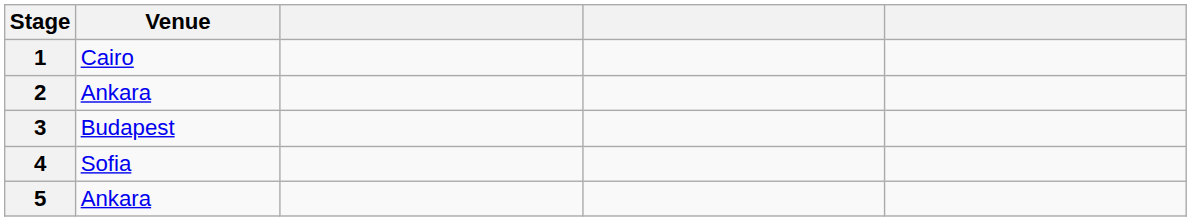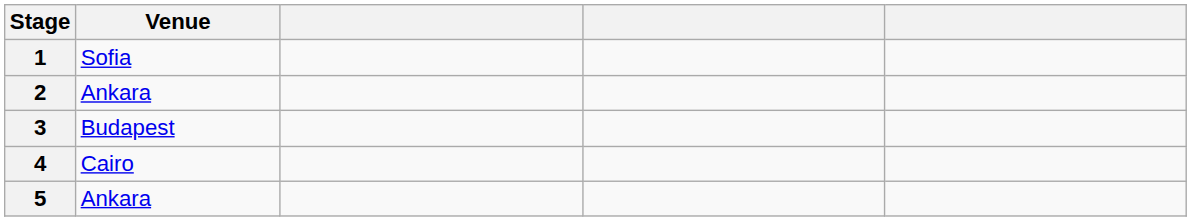(107, 57) Cairo -> (106, 57) Sofia
(106, 163) Sofia -> (107, 163) Cairo
